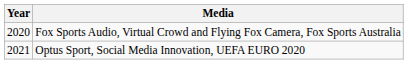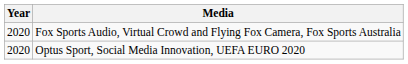(19, 50) 2021 -> (19, 50) 2020
